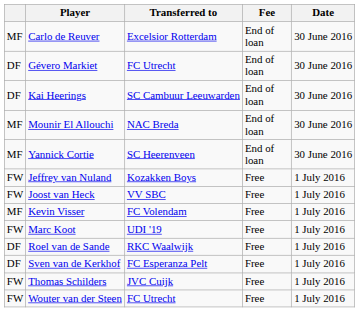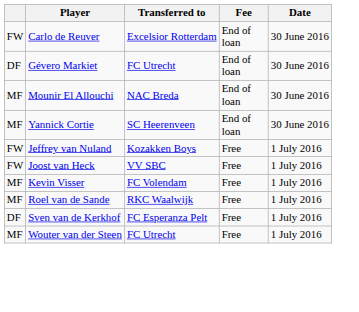(15, 36) MF -> (15, 36) FW
- row: (57, 95)
- row: (52, 229)
(14, 246) DF -> (15, 200) MF
- row: (67, 281)
(15, 298) FW -> (15, 234) MF
